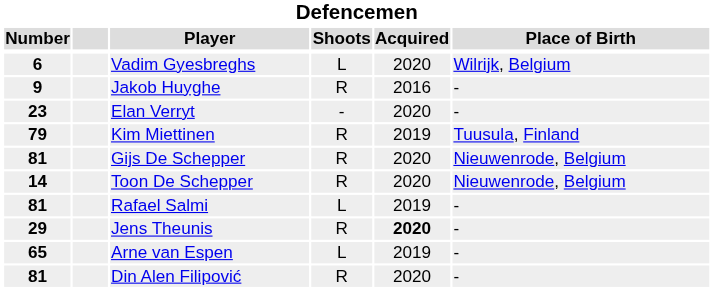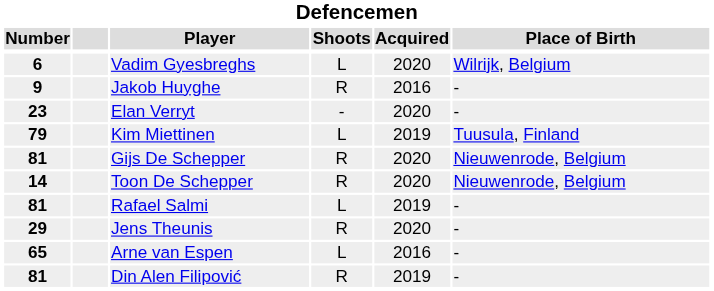(342, 134) R -> (342, 134) L
(412, 229) bold -> (412, 229) normal
(412, 252) 2019 -> (412, 252) 2016
(412, 276) 2020 -> (412, 276) 2019
